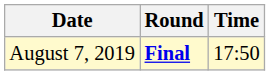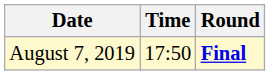columns swapped: (237, 20) <-> (174, 20)
